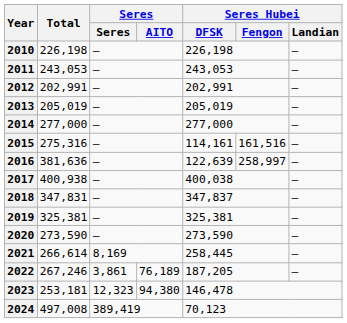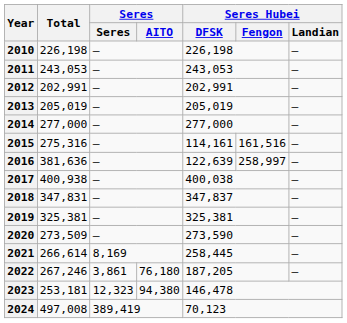(64, 235) 273,590 -> (64, 235) 273,509
(159, 272) 76,189 -> (159, 272) 76,180
